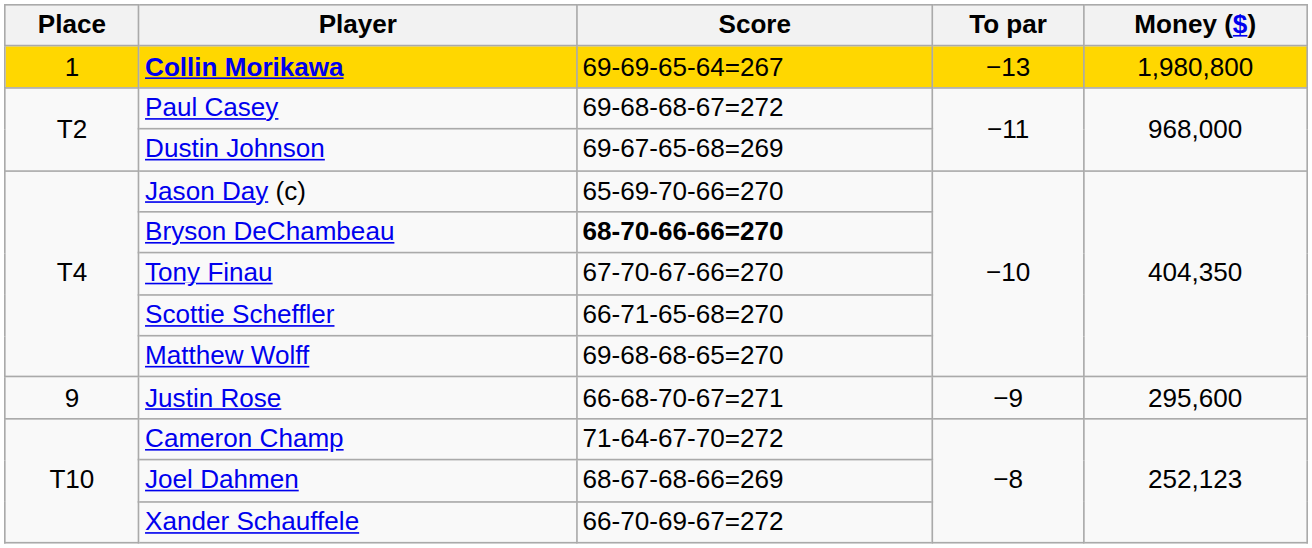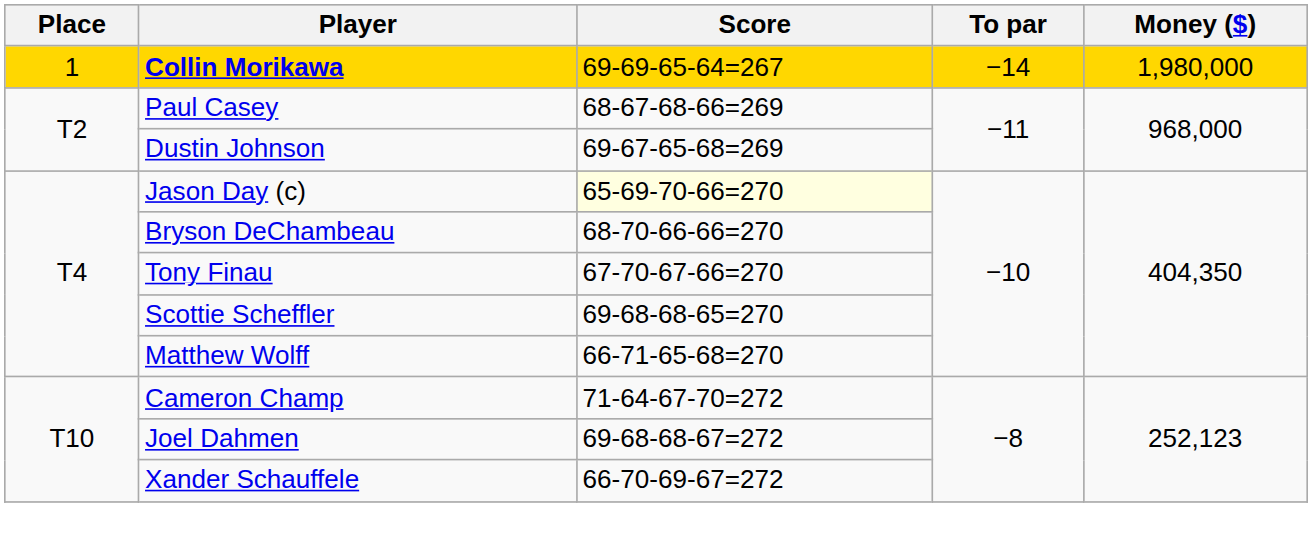(1008, 66) −13 -> (1008, 66) −14
(1195, 66) 1,980,800 -> (1195, 66) 1,980,000
(683, 107) 69-68-68-67=272 -> (683, 107) 68-67-68-66=269
(683, 190) no background -> (683, 190) lightyellow background
(683, 231) bold -> (683, 231) normal
(683, 314) 66-71-65-68=270 -> (683, 314) 69-68-68-65=270
(683, 356) 69-68-68-65=270 -> (683, 356) 66-71-65-68=270
- row: (213, 397)
(683, 480) 68-67-68-66=269 -> (683, 438) 69-68-68-67=272
